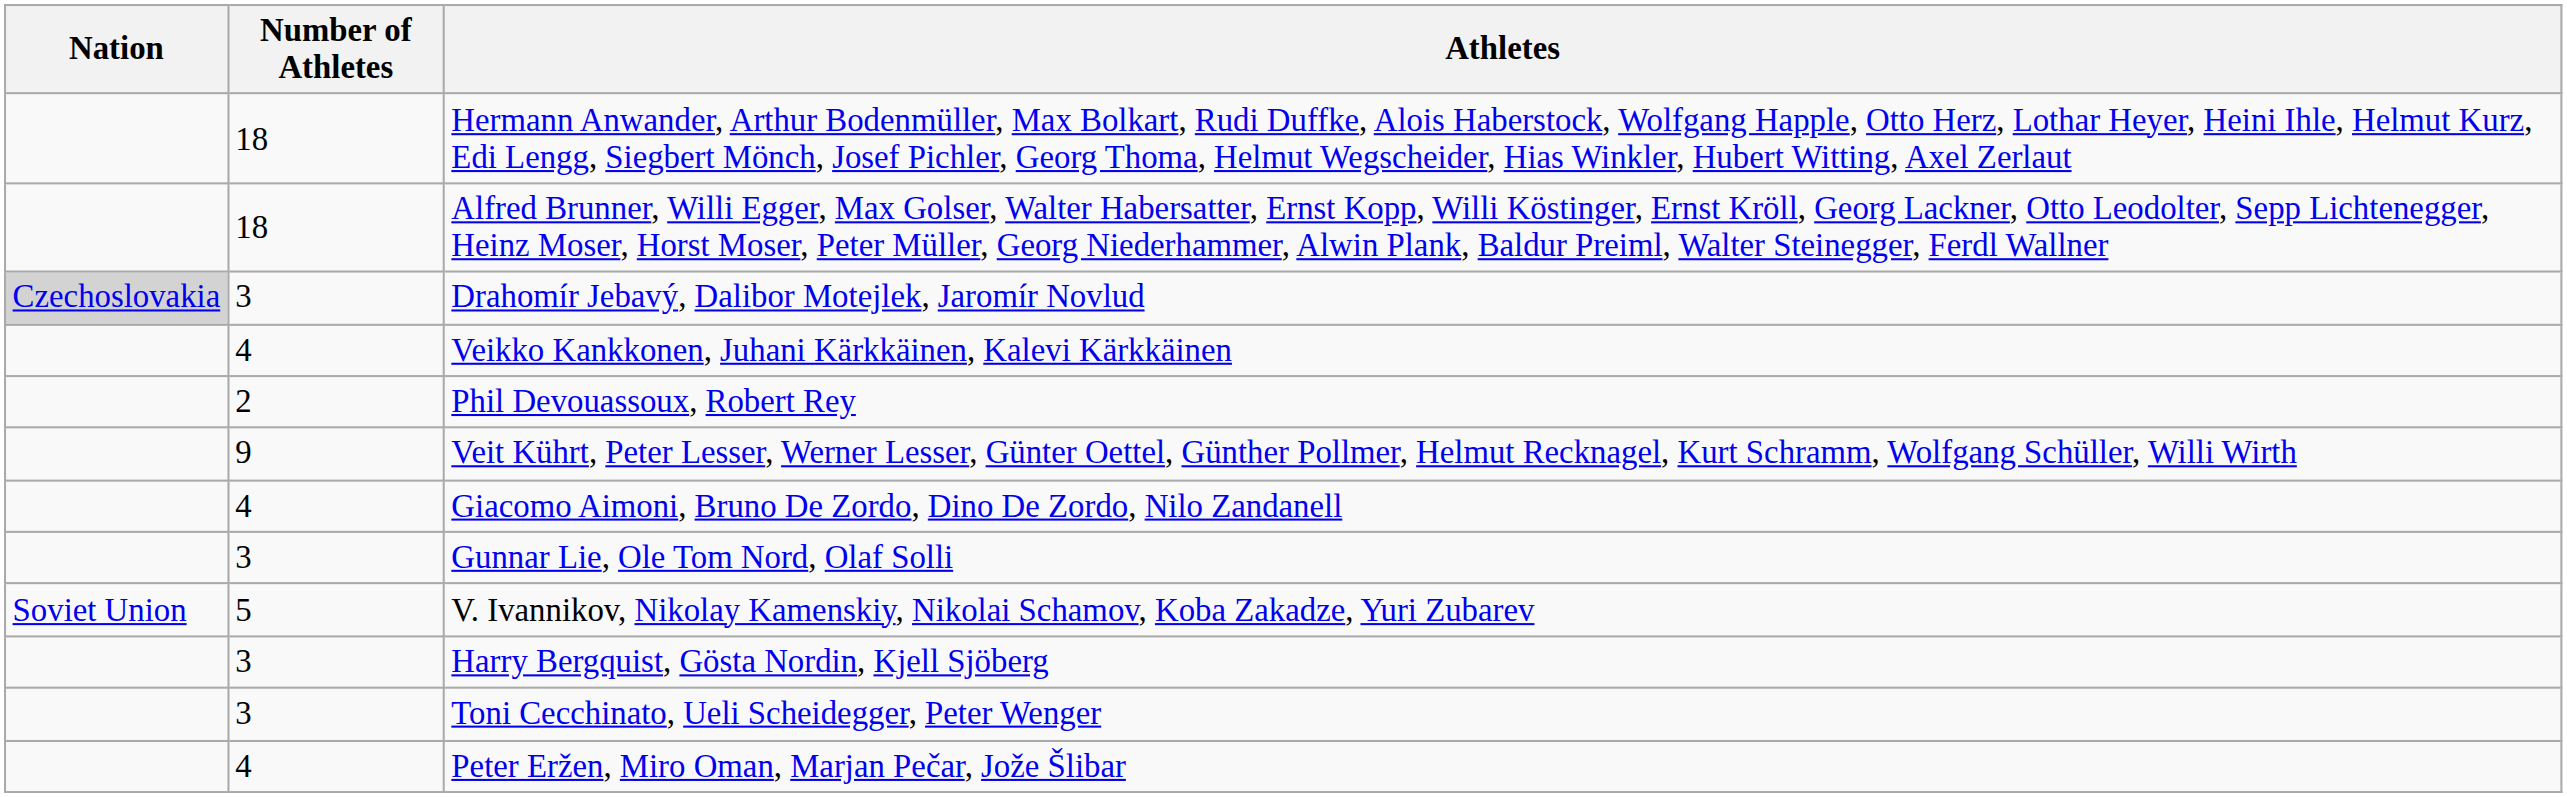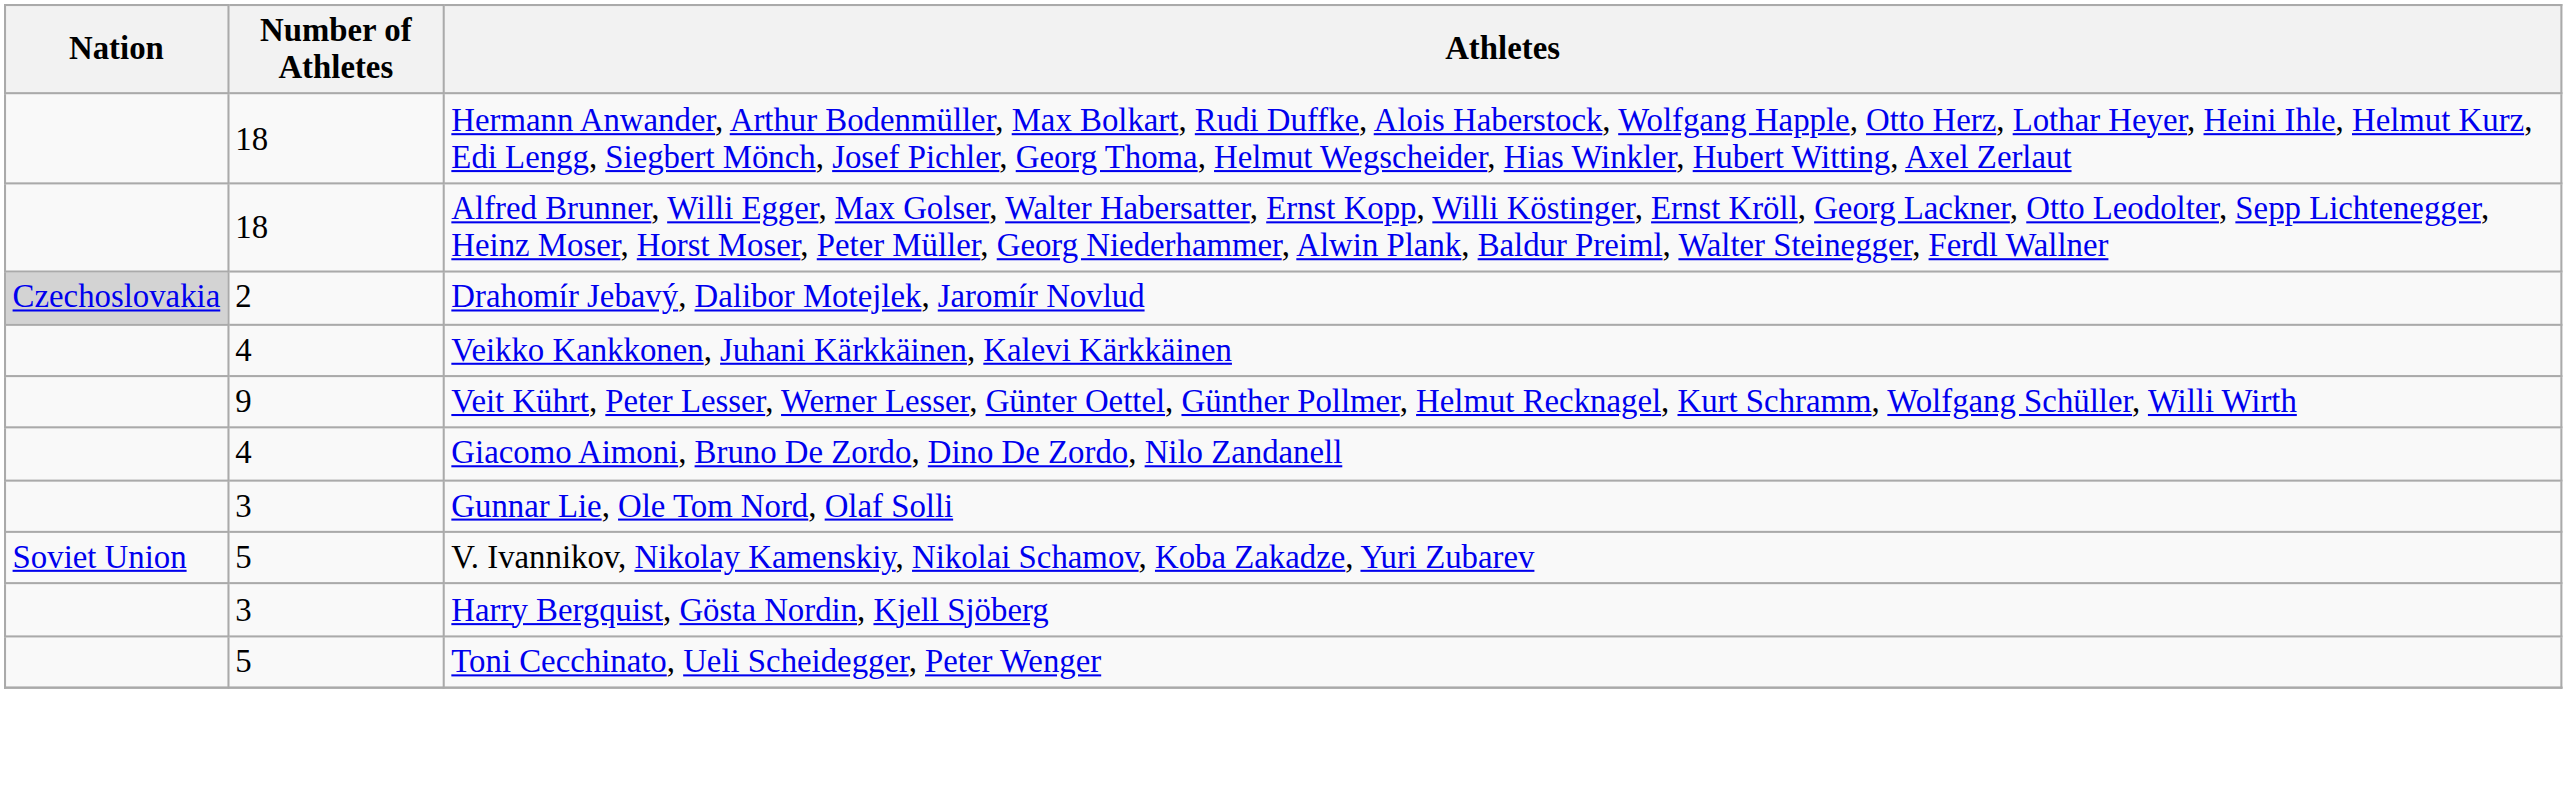(244, 297) 3 -> (244, 297) 2
- row: (654, 401)
(244, 713) 3 -> (244, 661) 5
- row: (789, 765)
